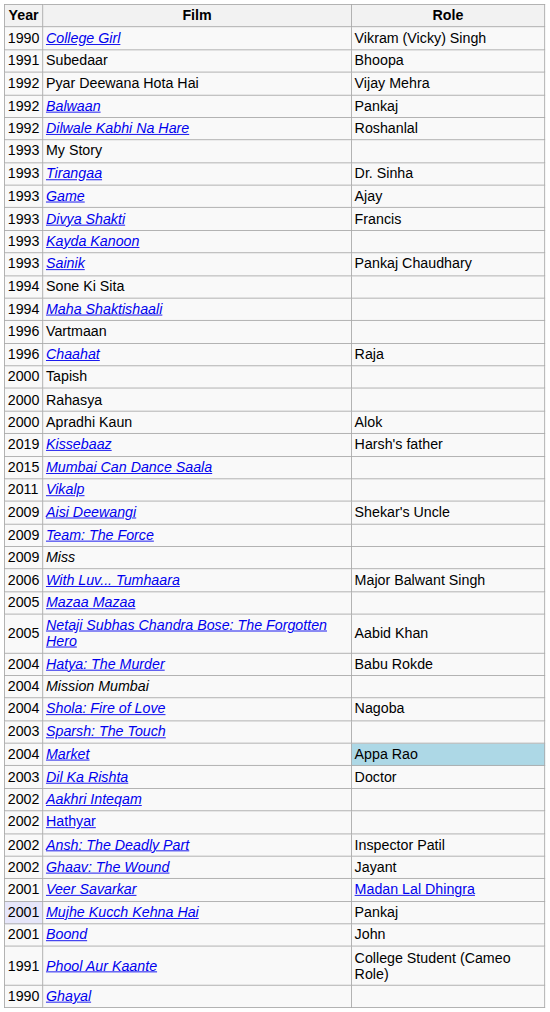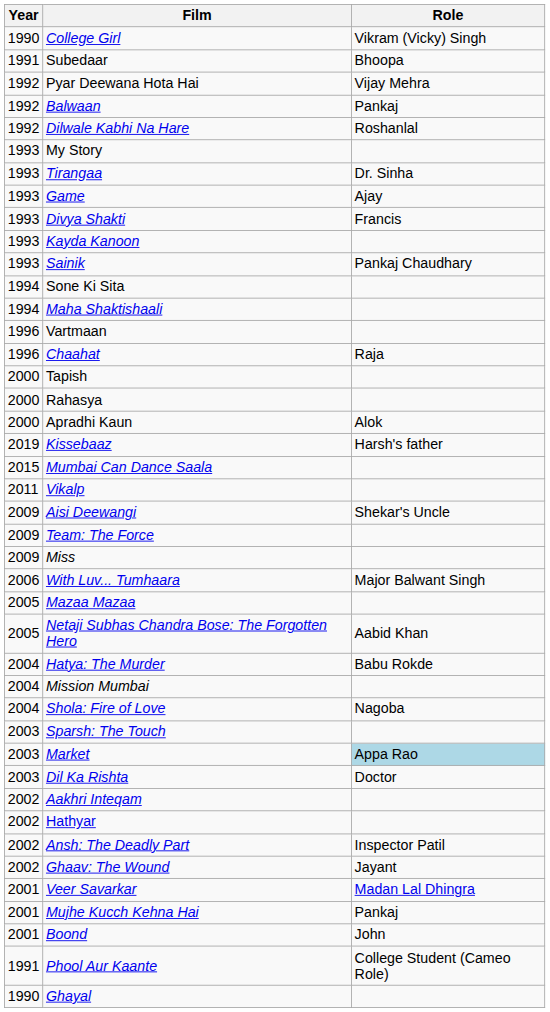(24, 754) 2004 -> (24, 754) 2003
(24, 912) lavender background -> (24, 912) no background
